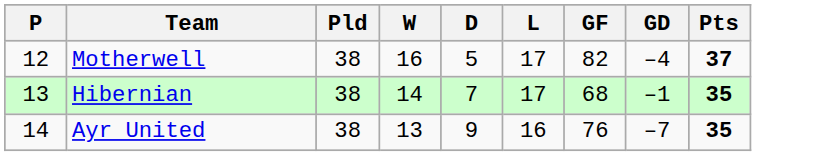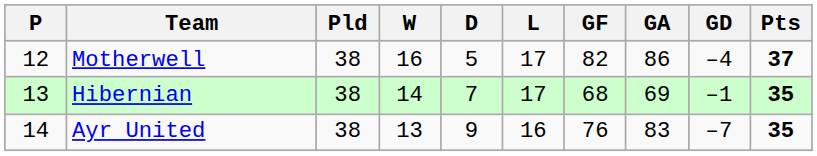+ column: (657, 23)
